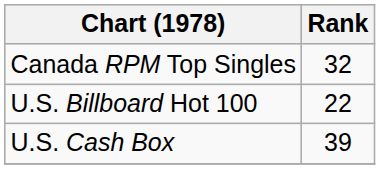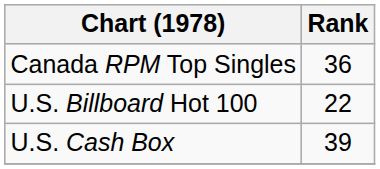(338, 63) 32 -> (338, 63) 36
